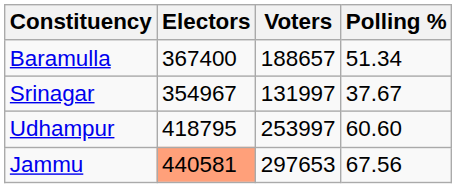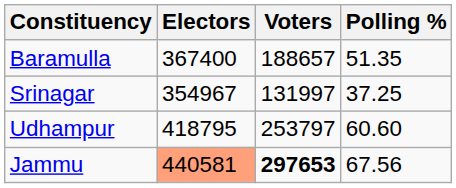(374, 57) 51.34 -> (374, 57) 51.35
(374, 93) 37.67 -> (374, 93) 37.25
(298, 128) 253997 -> (298, 128) 253797
(298, 164) normal -> (298, 164) bold
